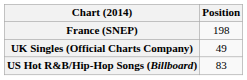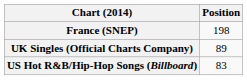(221, 48) 49 -> (221, 48) 89
